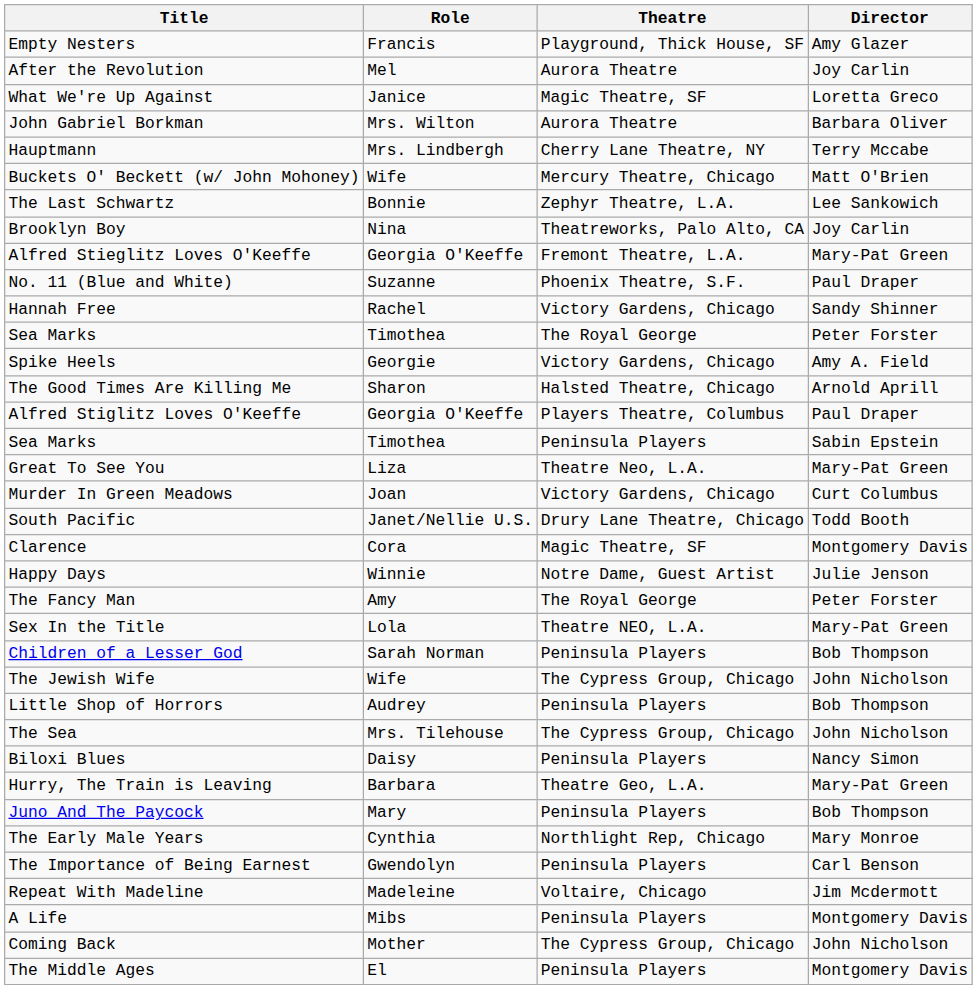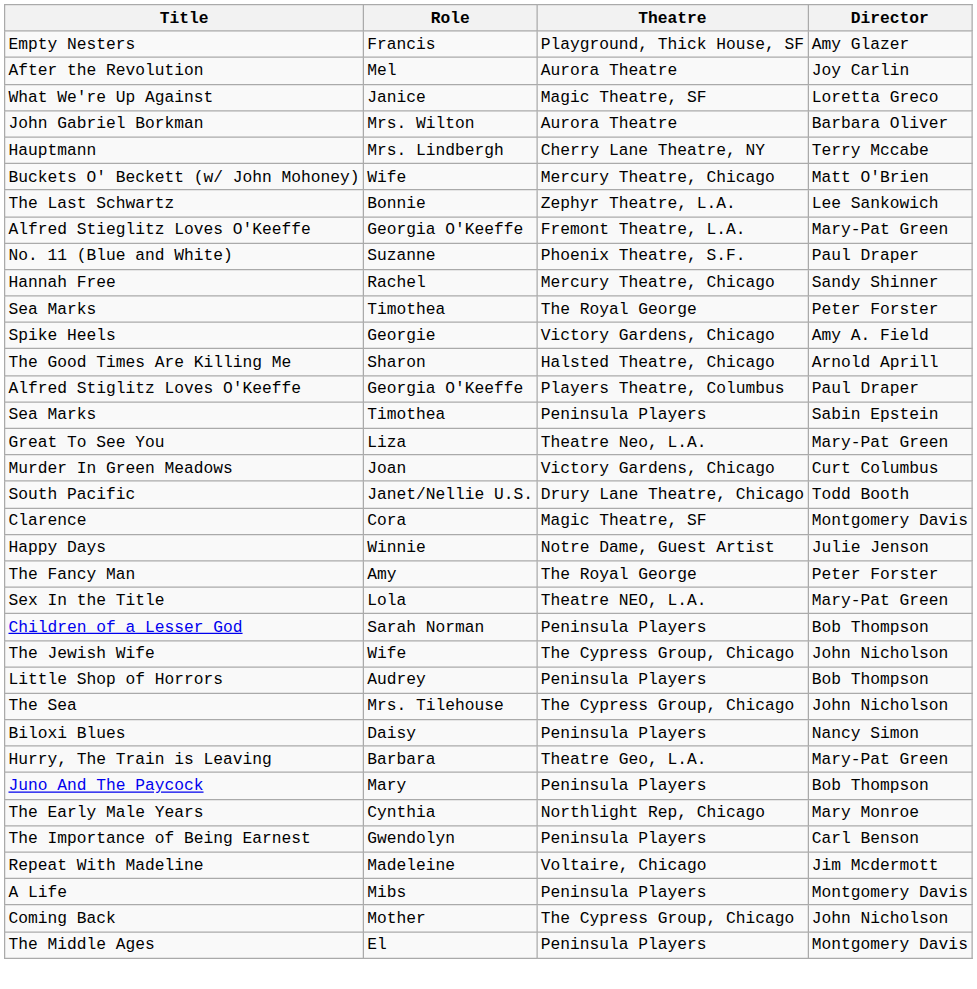- row: (67, 230)
(658, 309) Victory Gardens, Chicago -> (658, 283) Mercury Theatre, Chicago
